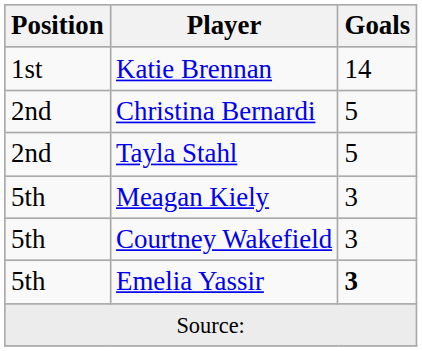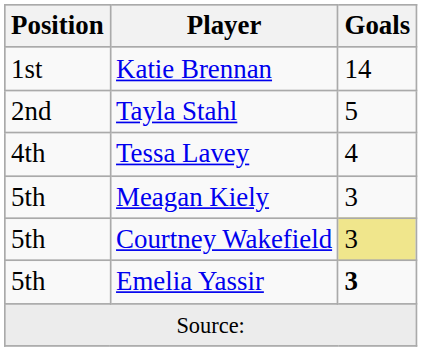- row: (216, 111)
+ row: (183, 153)
(351, 238) no background -> (351, 238) khaki background
